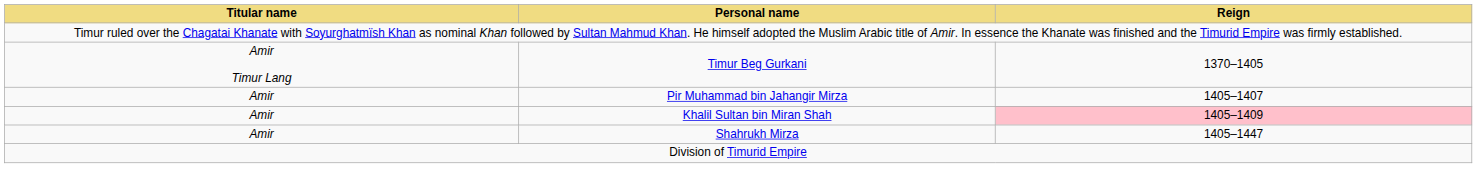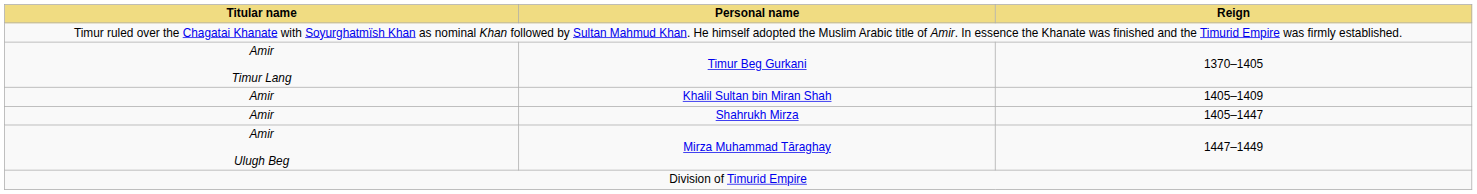- row: (757, 96)
(1234, 115) pink background -> (1234, 96) no background
+ row: (757, 147)
